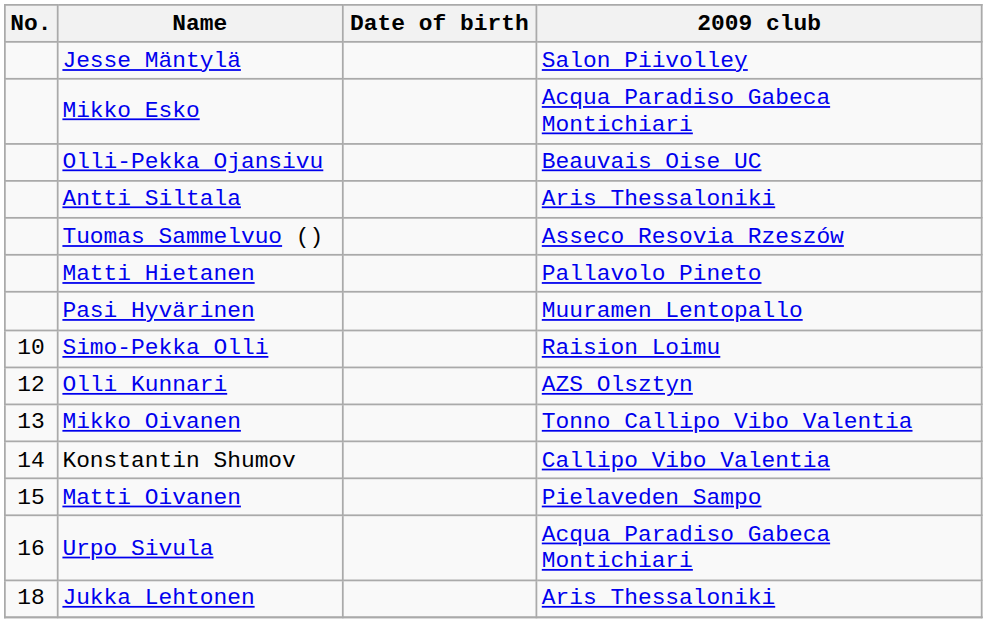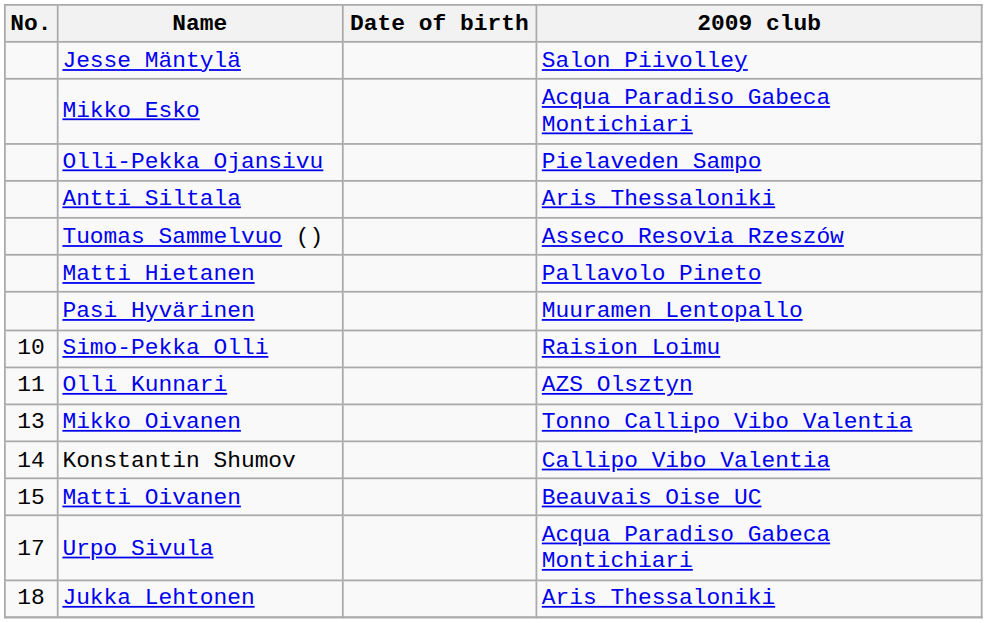(652, 162) Beauvais Oise UC -> (652, 162) Pielaveden Sampo
(31, 386) 12 -> (31, 386) 11
(652, 497) Pielaveden Sampo -> (652, 497) Beauvais Oise UC
(31, 548) 16 -> (31, 548) 17
